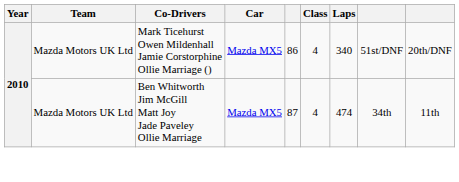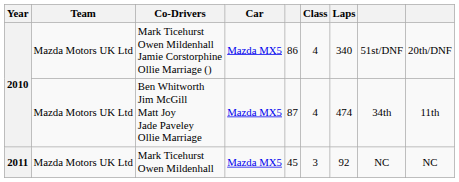+ row: (176, 162)
